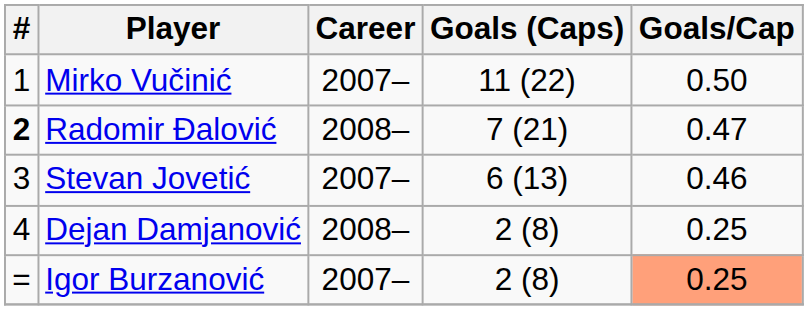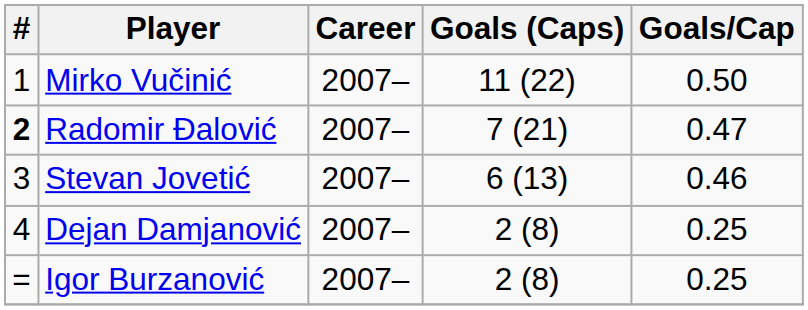(365, 129) 2008– -> (365, 129) 2007–
(365, 229) 2008– -> (365, 229) 2007–
(717, 279) lightsalmon background -> (717, 279) no background
